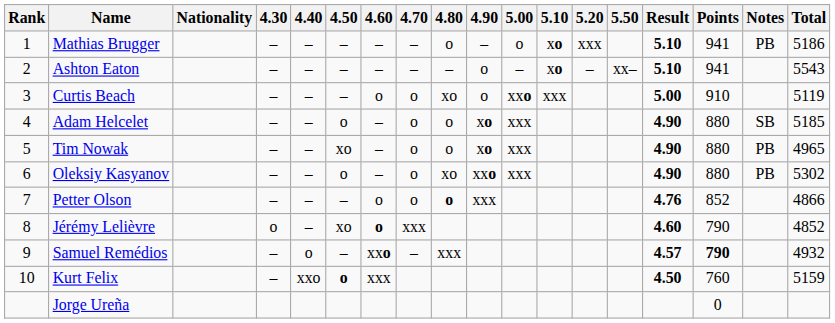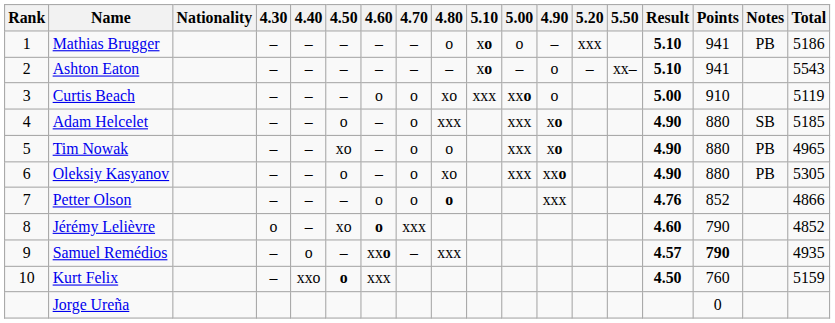columns swapped: (484, 17) <-> (555, 17)
(449, 122) o -> (449, 122) xxx
(809, 174) 5302 -> (809, 174) 5305
(809, 253) 4932 -> (809, 253) 4935
